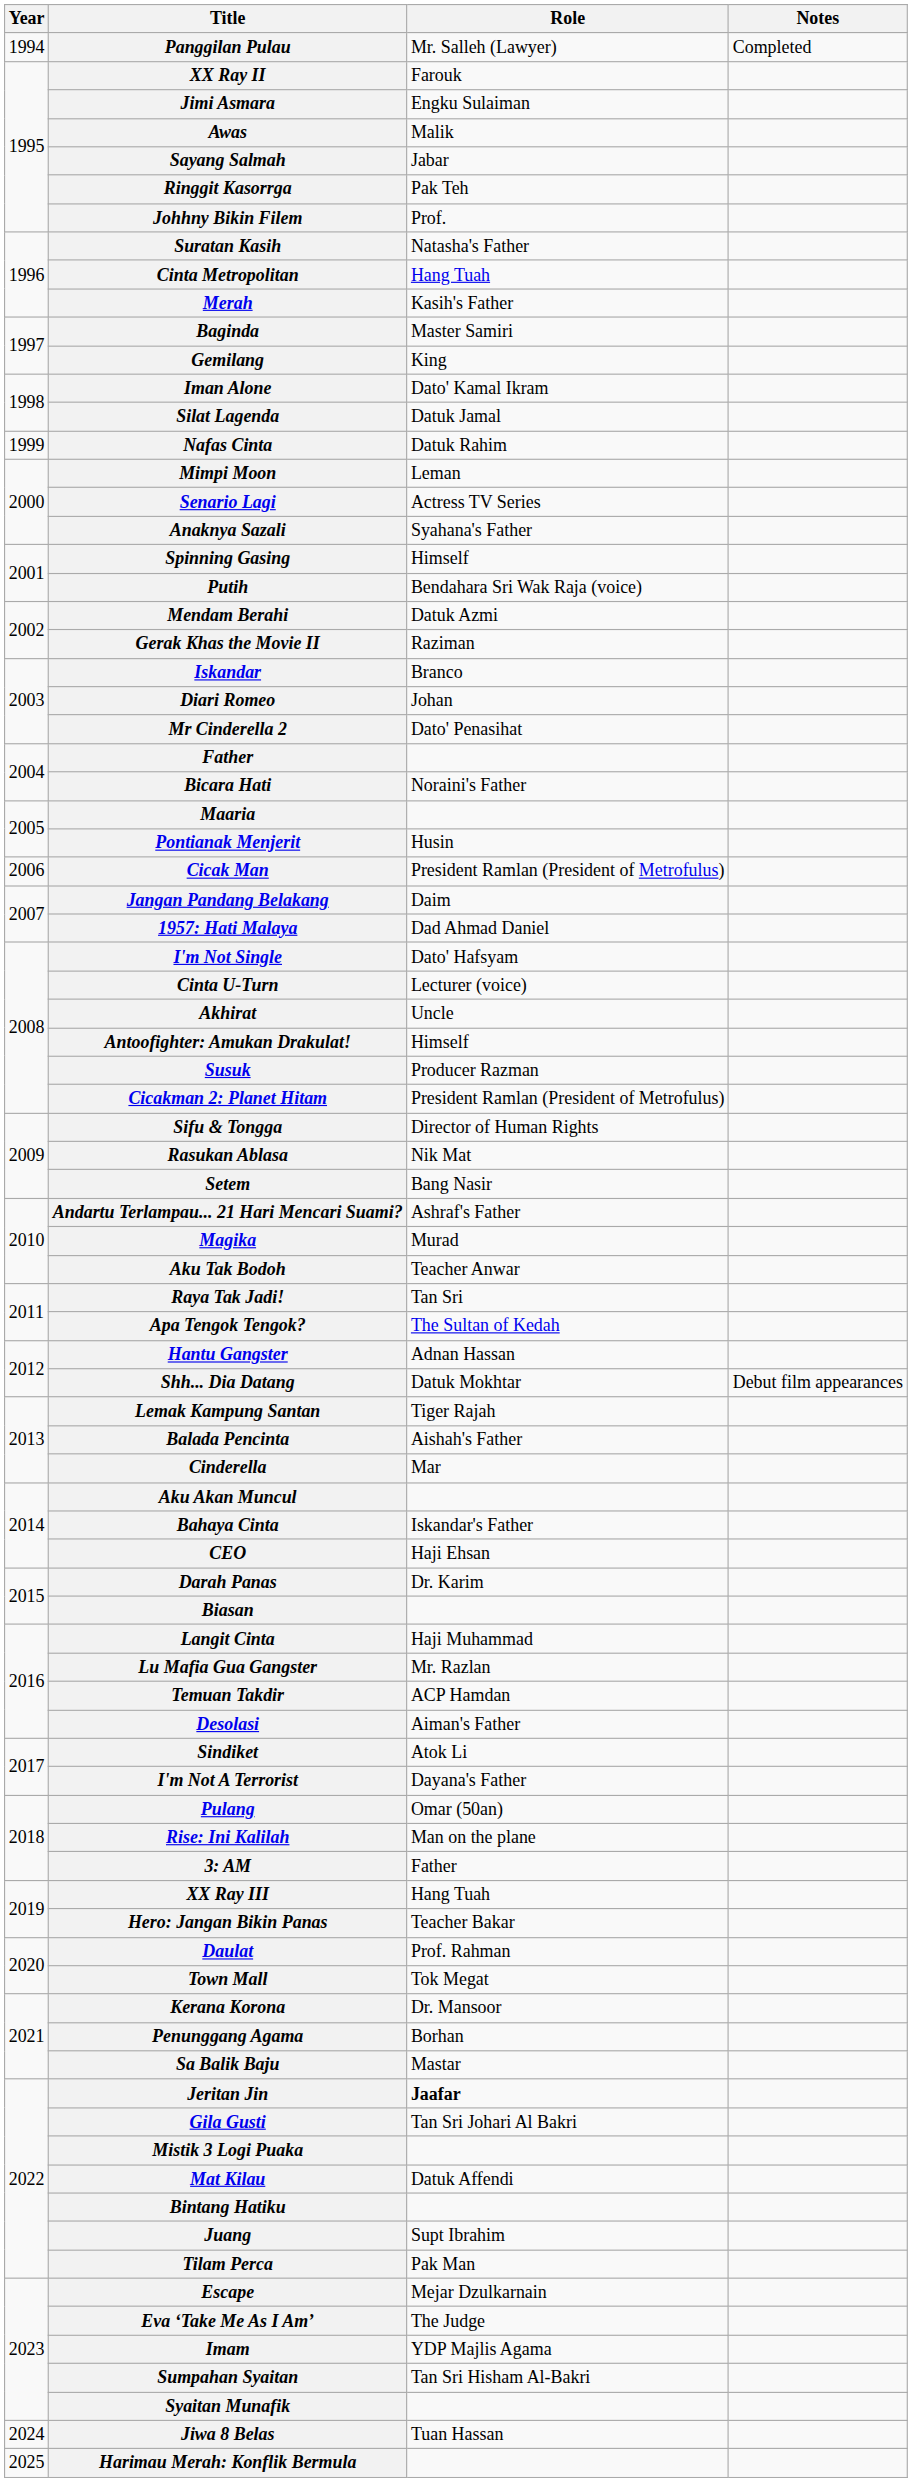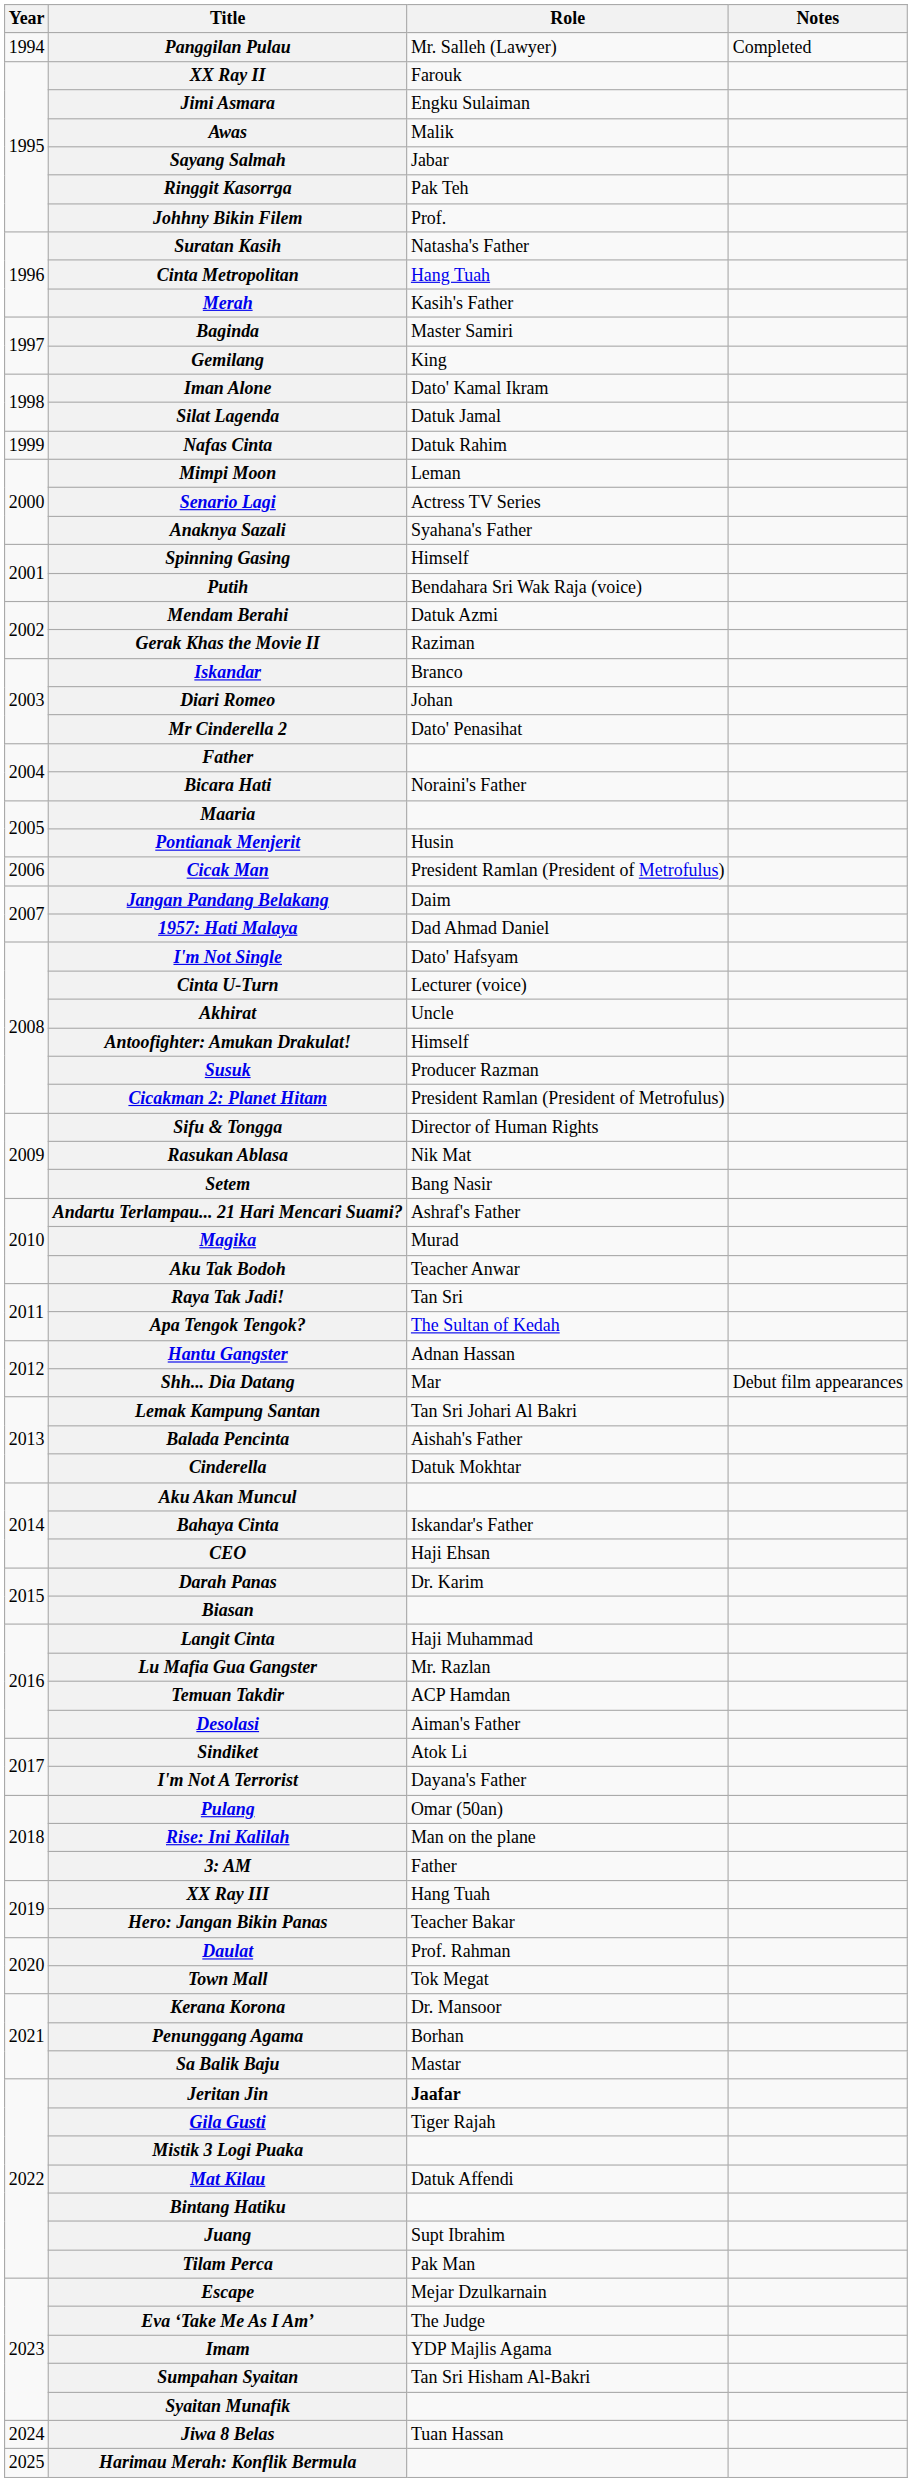(466, 1382) Datuk Mokhtar -> (426, 1382) Mar
(453, 1411) Tiger Rajah -> (494, 1411) Tan Sri Johari Al Bakri
(426, 1468) Mar -> (466, 1468) Datuk Mokhtar
(494, 2121) Tan Sri Johari Al Bakri -> (453, 2121) Tiger Rajah
